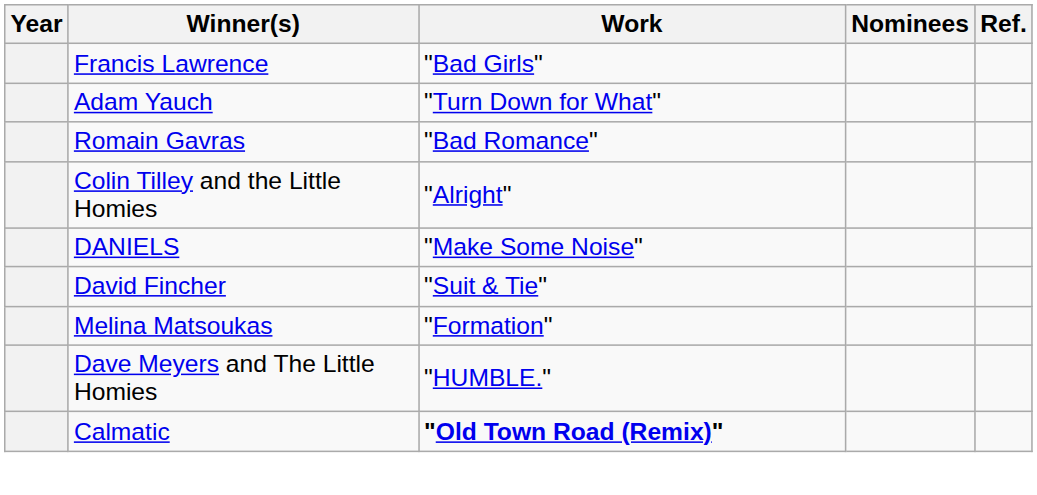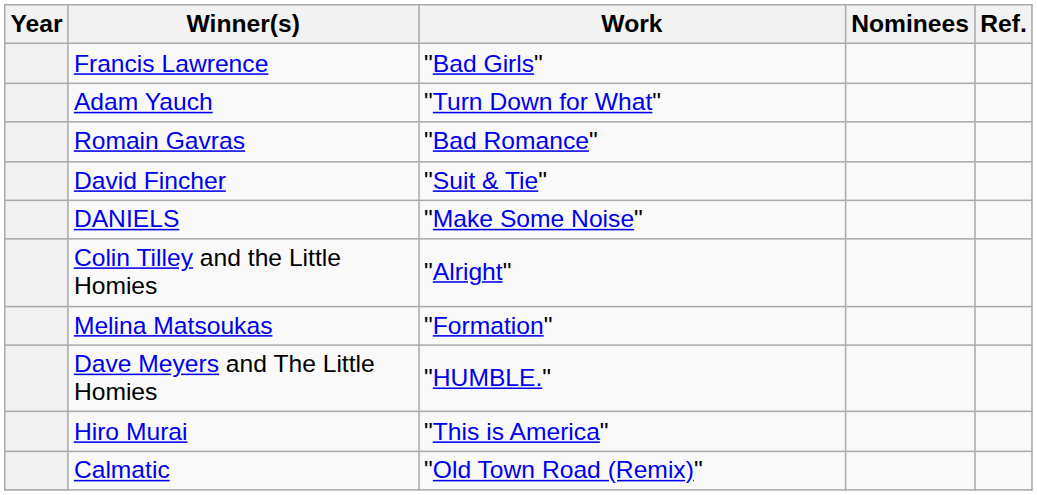rows swapped: (150, 286) <-> (207, 194)
+ row: (131, 431)
(574, 431) bold -> (563, 470) normal
